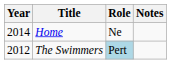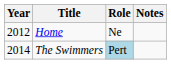(19, 31) 2014 -> (19, 31) 2012
(19, 50) 2012 -> (19, 50) 2014
